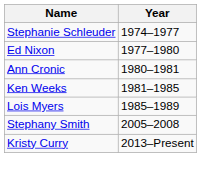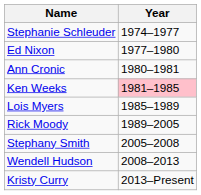(150, 87) no background -> (150, 87) pink background
+ row: (38, 124)
+ row: (50, 161)
